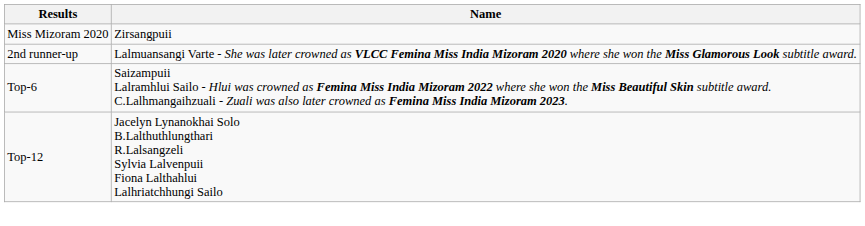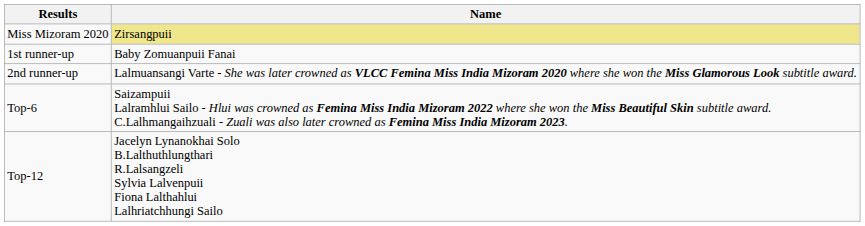(143, 34) no background -> (143, 34) khaki background
+ row: (41, 53)
